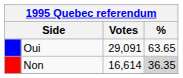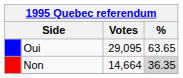(125, 48) 29,091 -> (125, 48) 29,095
(125, 65) 16,614 -> (125, 65) 14,664
